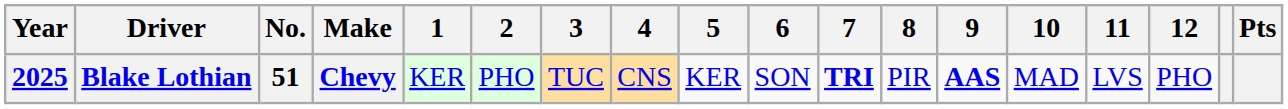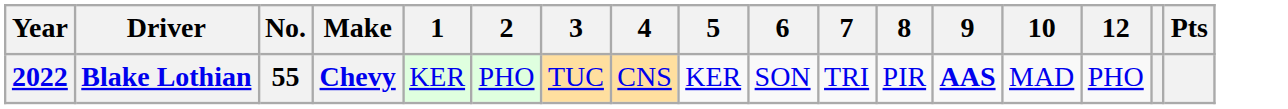- column: (1118, 28)
(40, 77) 2025 -> (40, 77) 2022
(285, 77) 51 -> (285, 77) 55
(849, 77) bold -> (847, 77) normal
